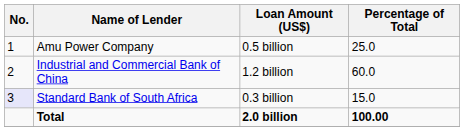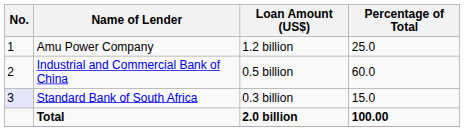(268, 46) 0.5 billion -> (268, 46) 1.2 billion
(268, 72) 1.2 billion -> (268, 72) 0.5 billion
